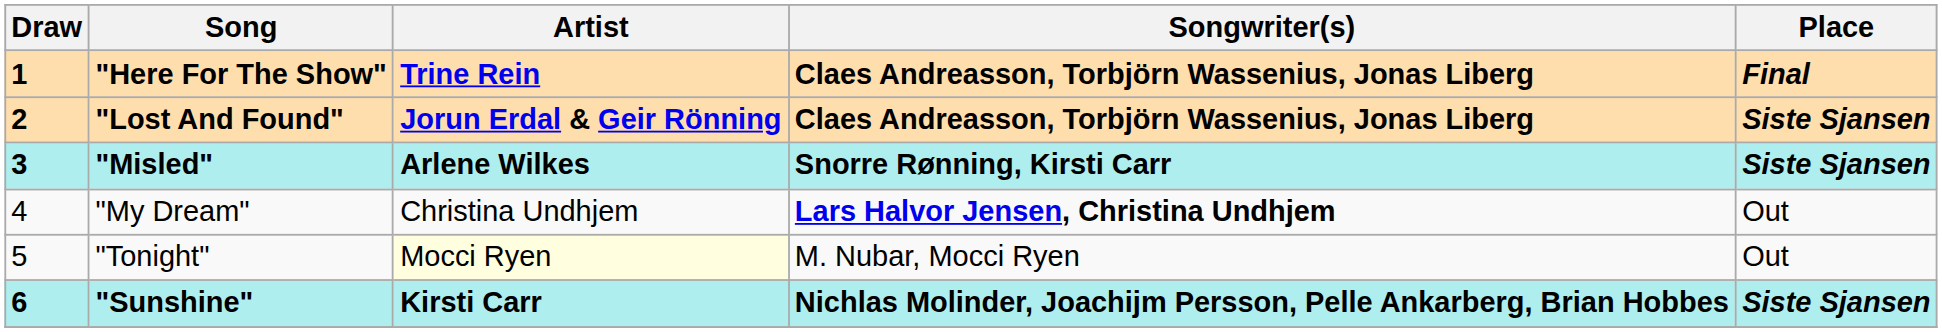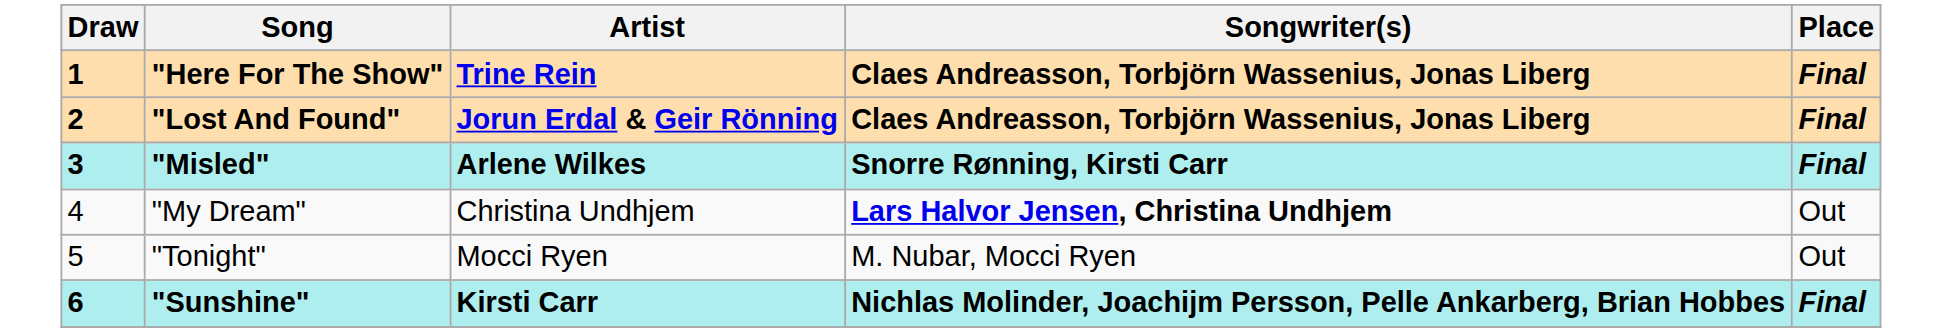(1836, 119) Siste Sjansen -> (1832, 119) Final
(1836, 165) Siste Sjansen -> (1832, 165) Final
(476, 257) lightyellow background -> (532, 257) no background
(1836, 303) Siste Sjansen -> (1832, 303) Final
